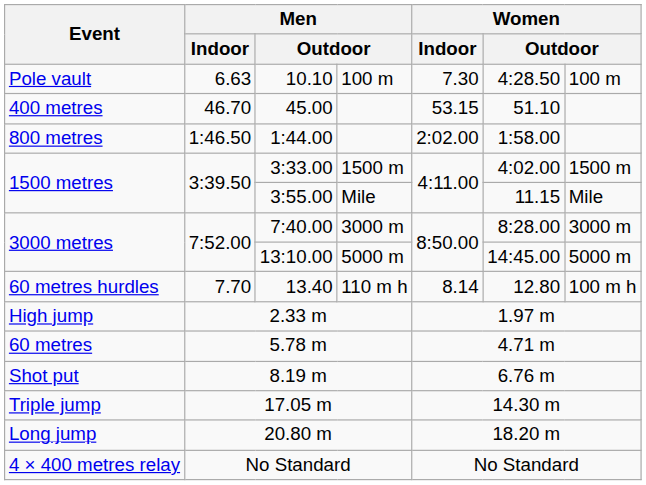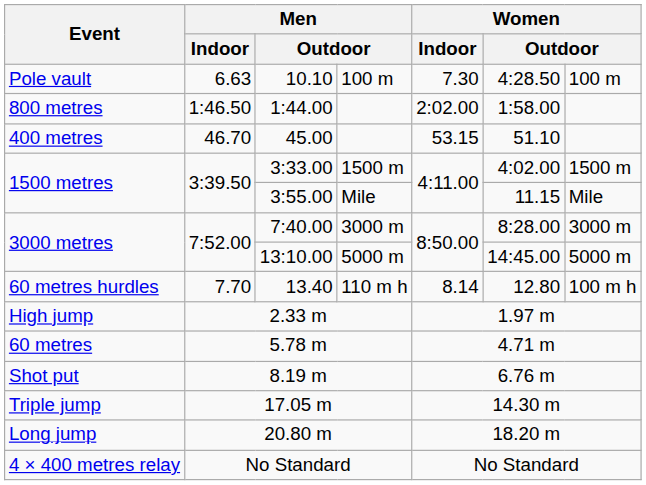rows swapped: (309, 108) <-> (301, 138)
